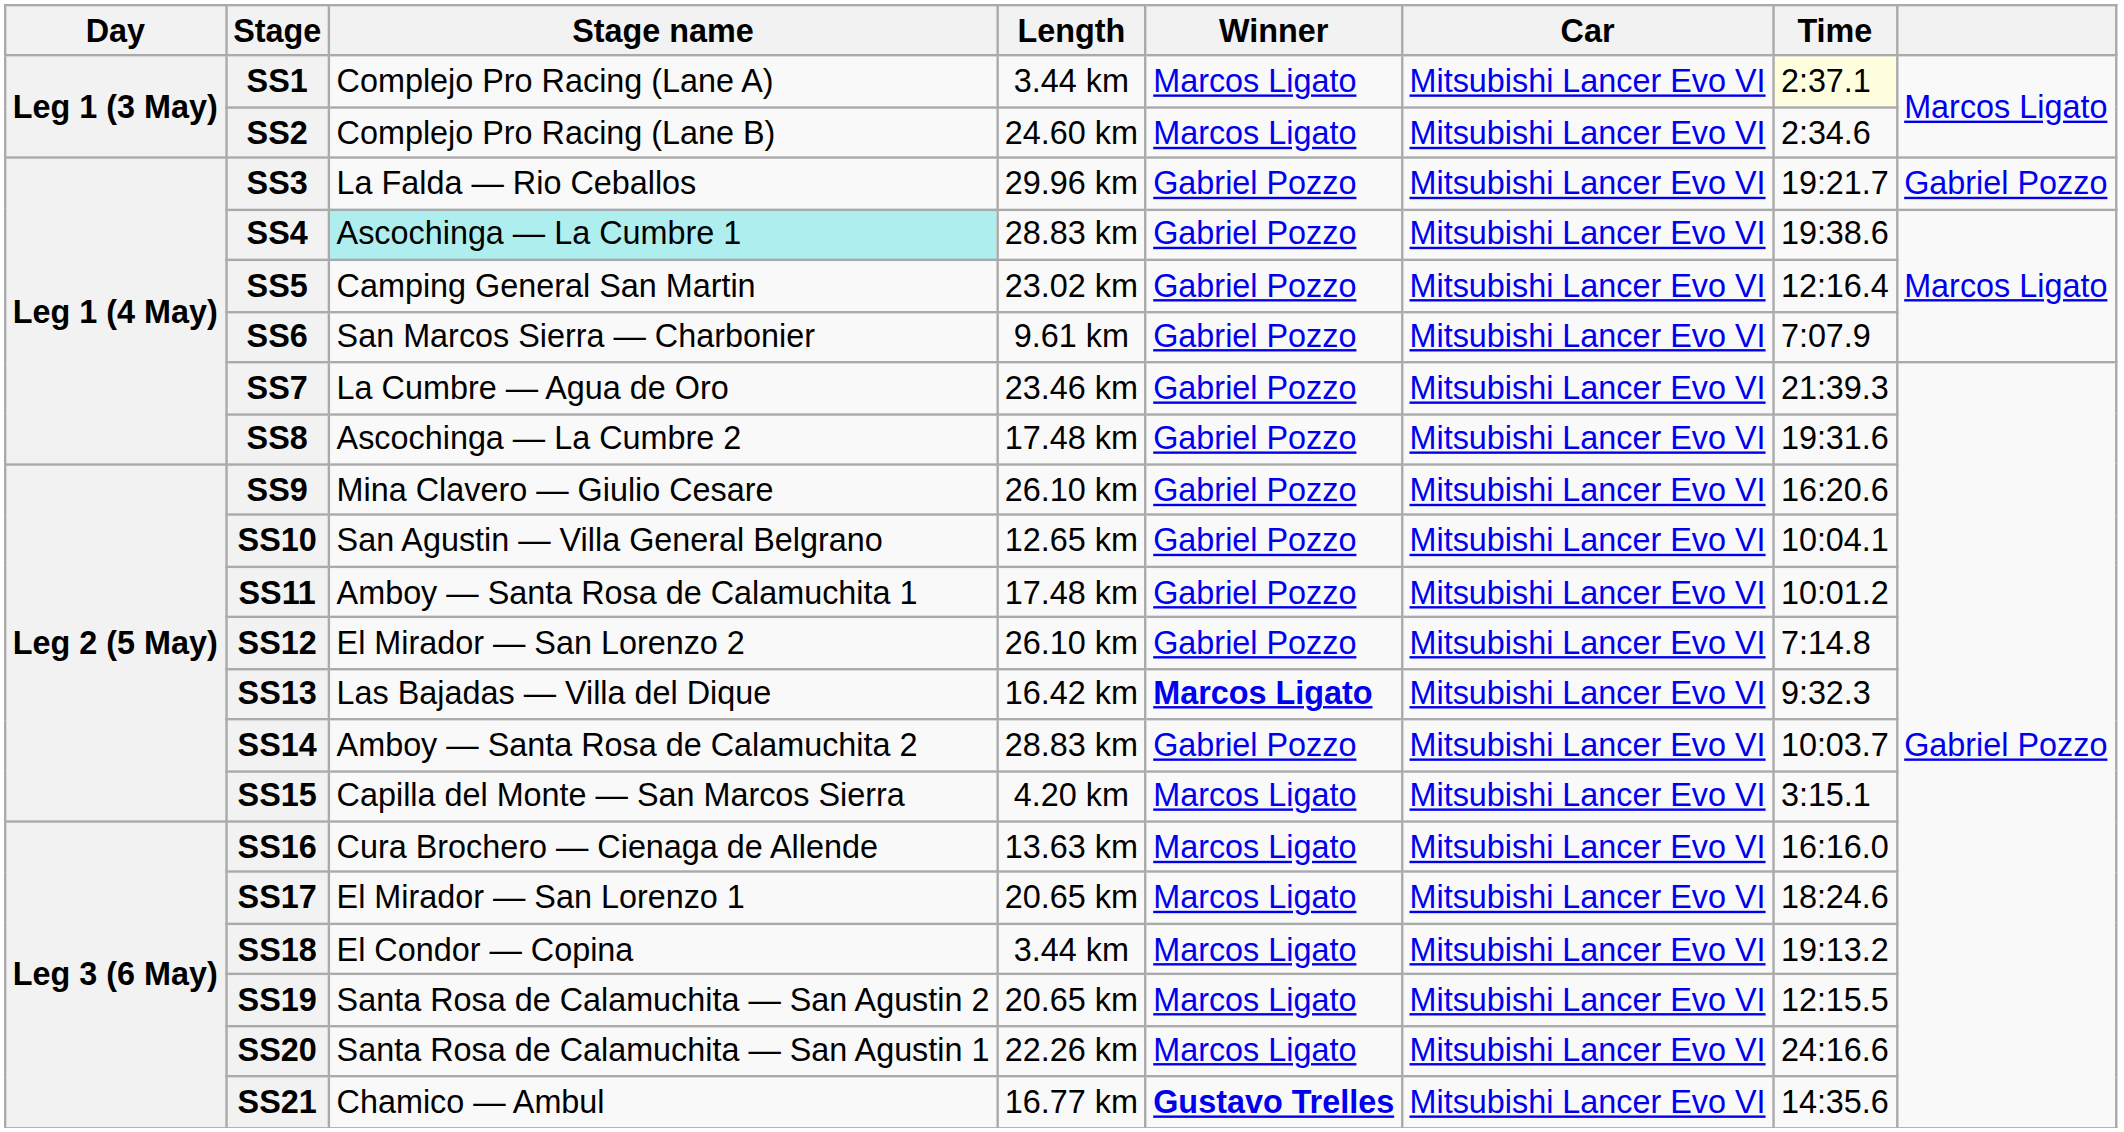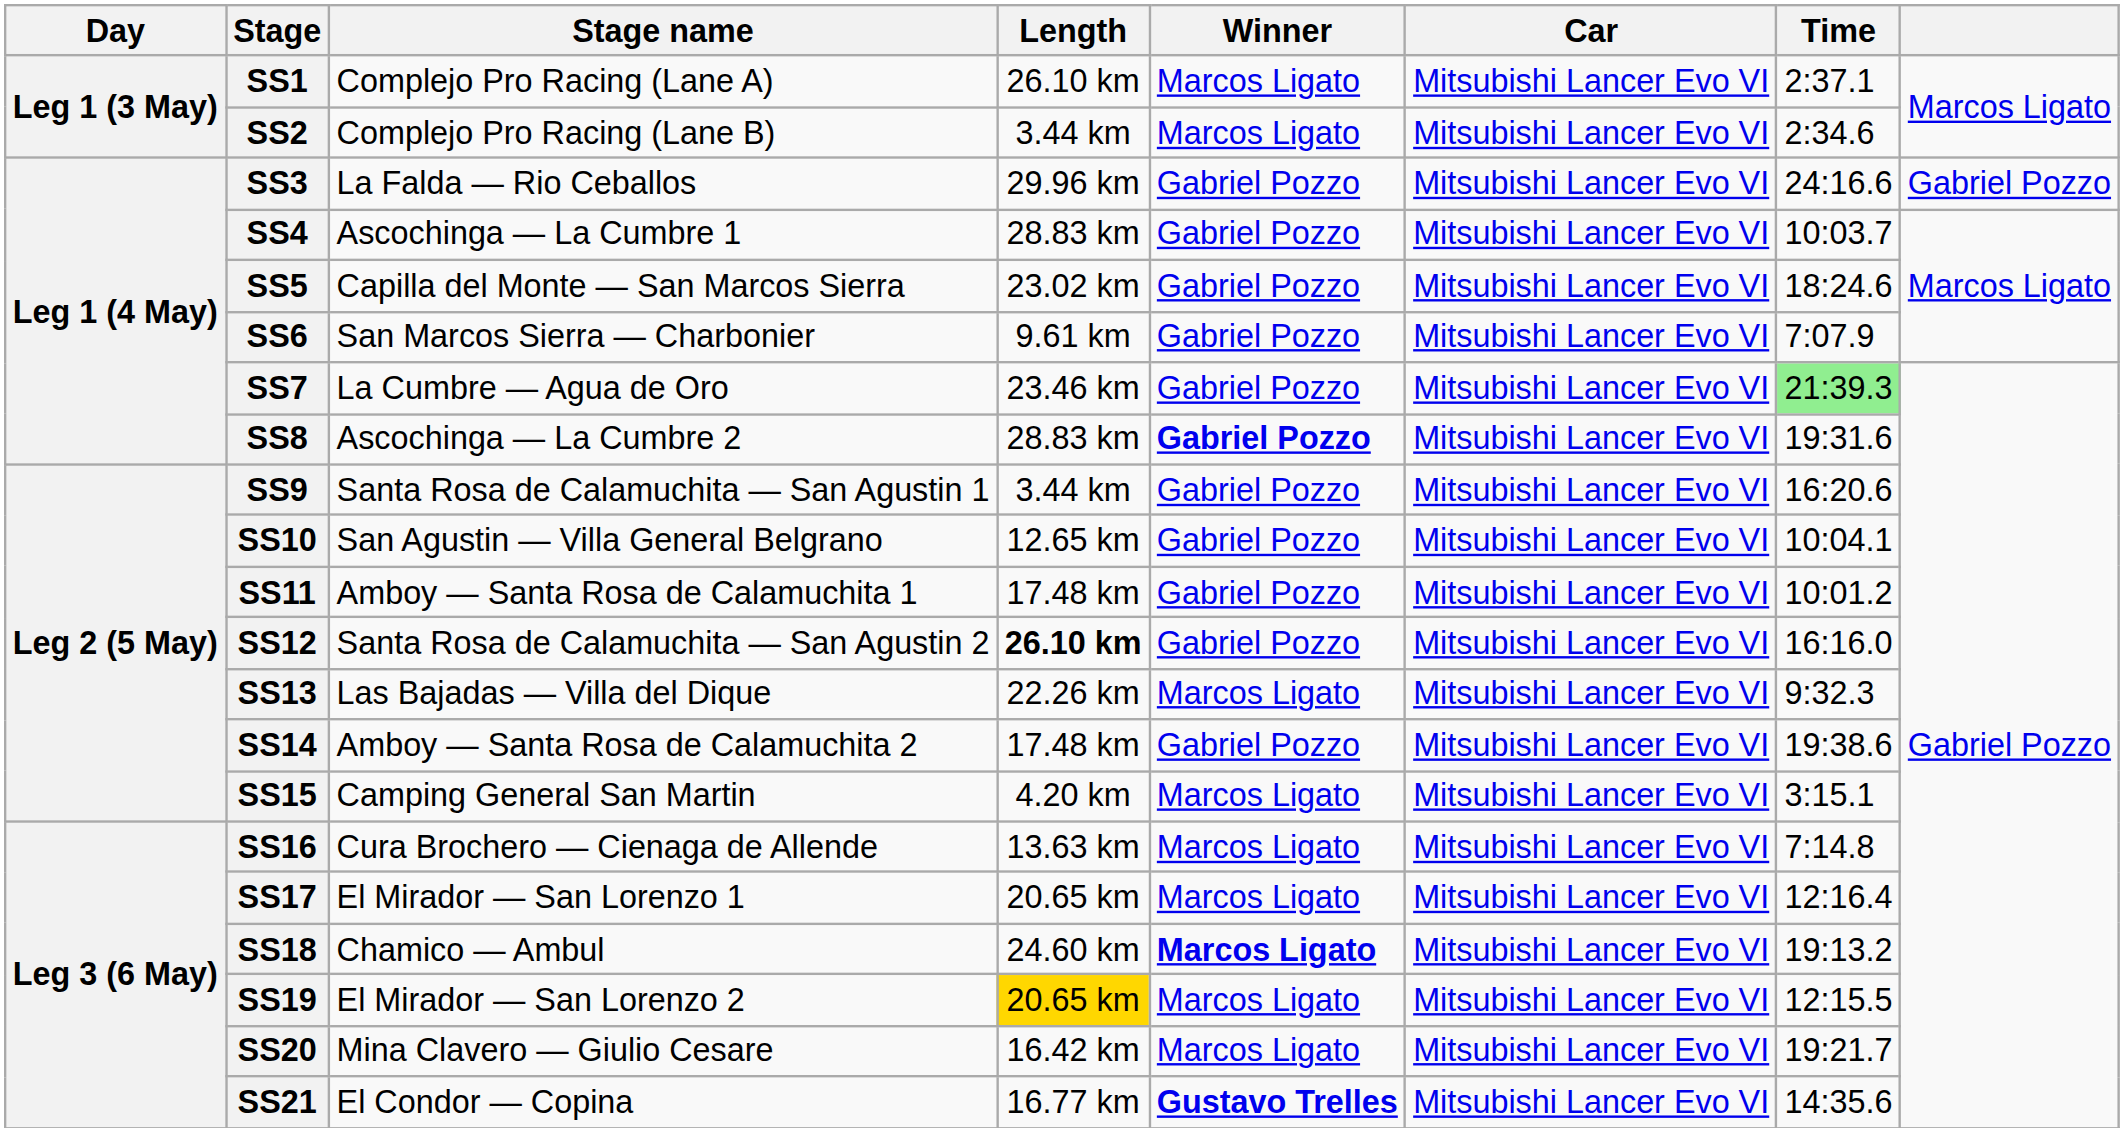(1071, 81) 3.44 km -> (1073, 81) 26.10 km
(1826, 81) lightyellow background -> (1830, 81) no background
(1071, 132) 24.60 km -> (1073, 132) 3.44 km
(1835, 183) 19:21.7 -> (1839, 183) 24:16.6
(539, 234) paleturquoise background -> (539, 234) no background
(1835, 234) 19:38.6 -> (1839, 234) 10:03.7
(546, 285) Camping General San Martin -> (621, 285) Capilla del Monte — San Marcos Sierra
(1835, 285) 12:16.4 -> (1839, 285) 18:24.6
(1835, 387) no background -> (1839, 387) lightgreen background
(1071, 438) 17.48 km -> (1073, 438) 28.83 km
(1255, 438) normal -> (1264, 438) bold
(555, 489) Mina Clavero — Giulio Cesare -> (663, 489) Santa Rosa de Calamuchita — San Agustin 1
(1071, 489) 26.10 km -> (1073, 489) 3.44 km
(541, 643) El Mirador — San Lorenzo 2 -> (663, 643) Santa Rosa de Calamuchita — San Agustin 2
(1071, 643) normal -> (1073, 643) bold
(1826, 643) 7:14.8 -> (1839, 643) 16:16.0
(1071, 694) 16.42 km -> (1073, 694) 22.26 km
(1263, 694) bold -> (1258, 694) normal
(1071, 745) 28.83 km -> (1073, 745) 17.48 km
(1835, 745) 10:03.7 -> (1839, 745) 19:38.6
(621, 796) Capilla del Monte — San Marcos Sierra -> (546, 796) Camping General San Martin
(1835, 847) 16:16.0 -> (1830, 847) 7:14.8
(1835, 898) 18:24.6 -> (1839, 898) 12:16.4
(485, 949) El Condor — Copina -> (471, 949) Chamico — Ambul
(1071, 949) 3.44 km -> (1073, 949) 24.60 km
(1255, 949) normal -> (1267, 949) bold
(663, 1000) Santa Rosa de Calamuchita — San Agustin 2 -> (541, 1000) El Mirador — San Lorenzo 2
(1071, 1000) no background -> (1073, 1000) gold background
(663, 1051) Santa Rosa de Calamuchita — San Agustin 1 -> (555, 1051) Mina Clavero — Giulio Cesare
(1071, 1051) 22.26 km -> (1073, 1051) 16.42 km
(1835, 1051) 24:16.6 -> (1839, 1051) 19:21.7
(471, 1102) Chamico — Ambul -> (485, 1102) El Condor — Copina
